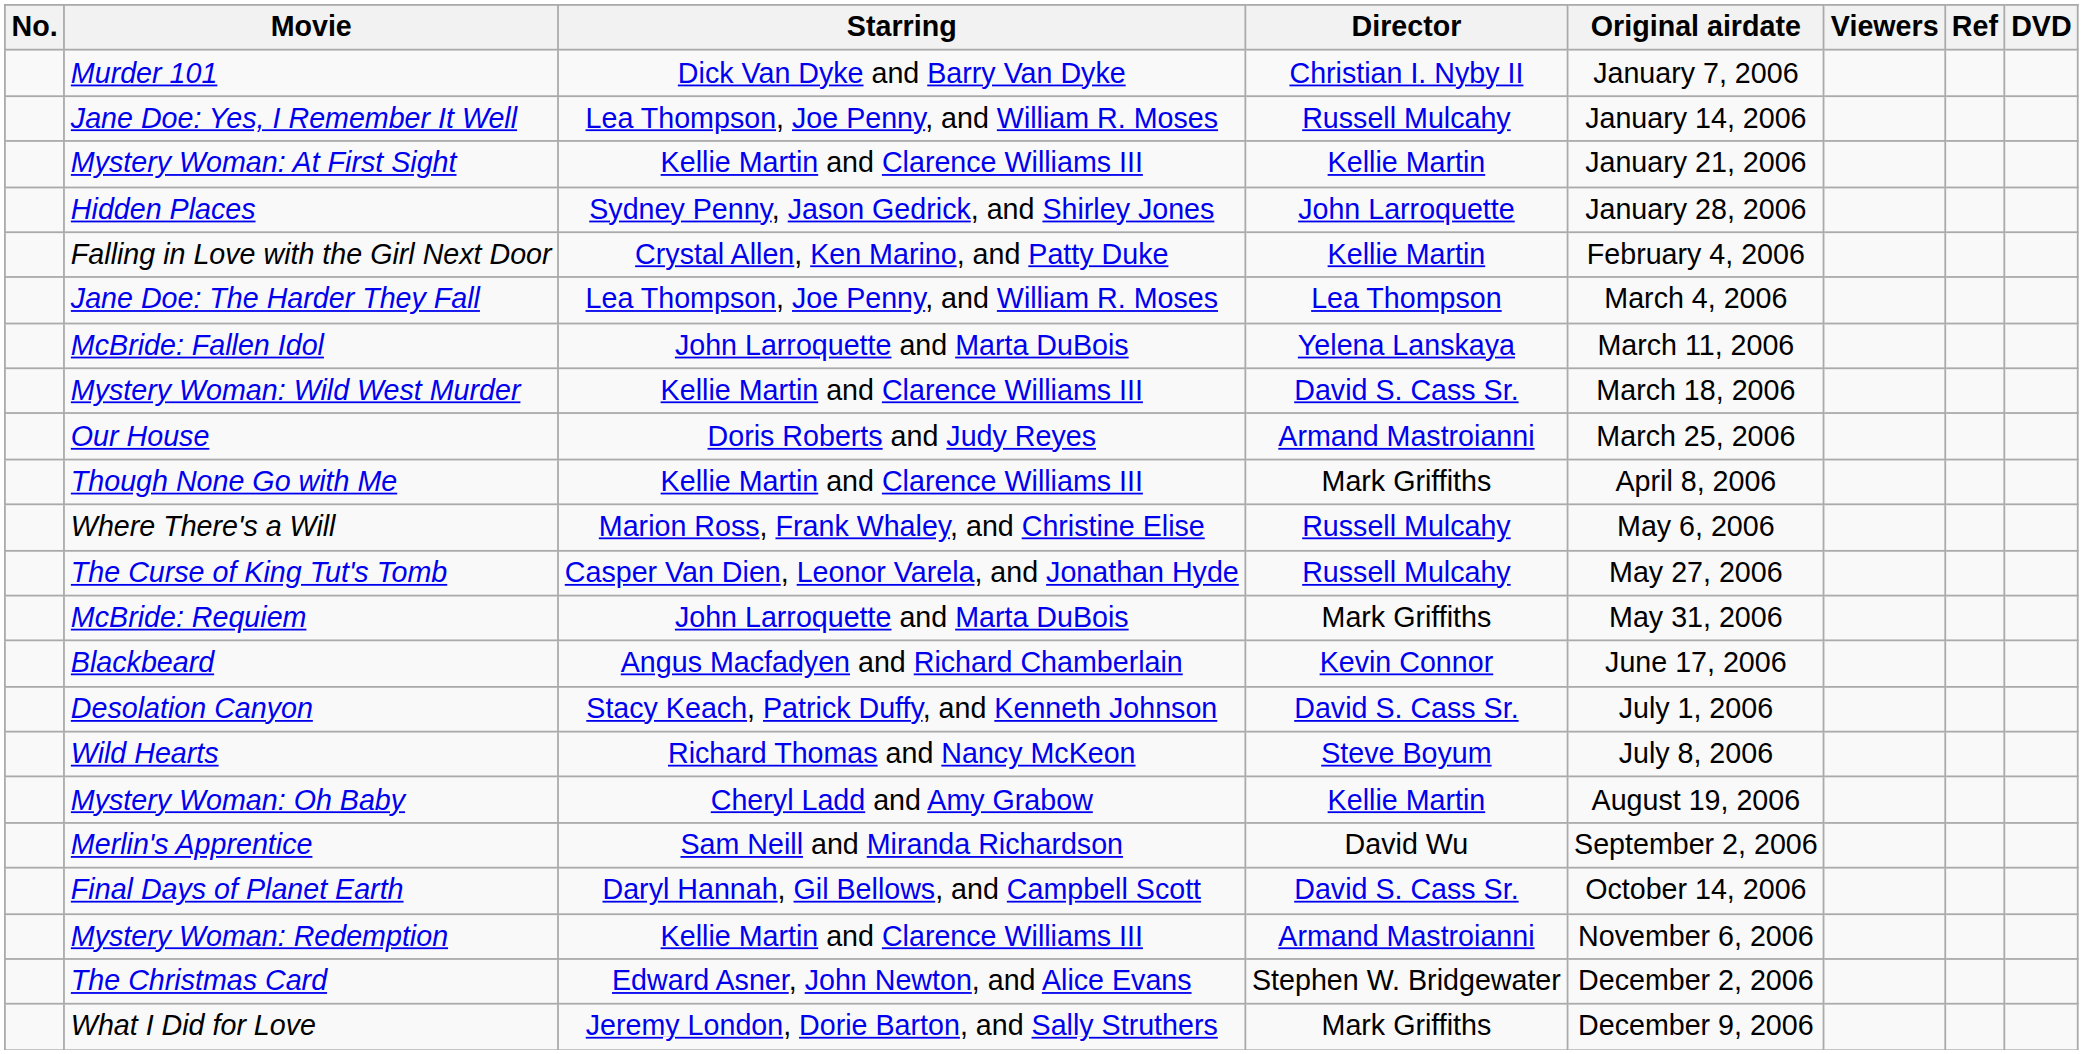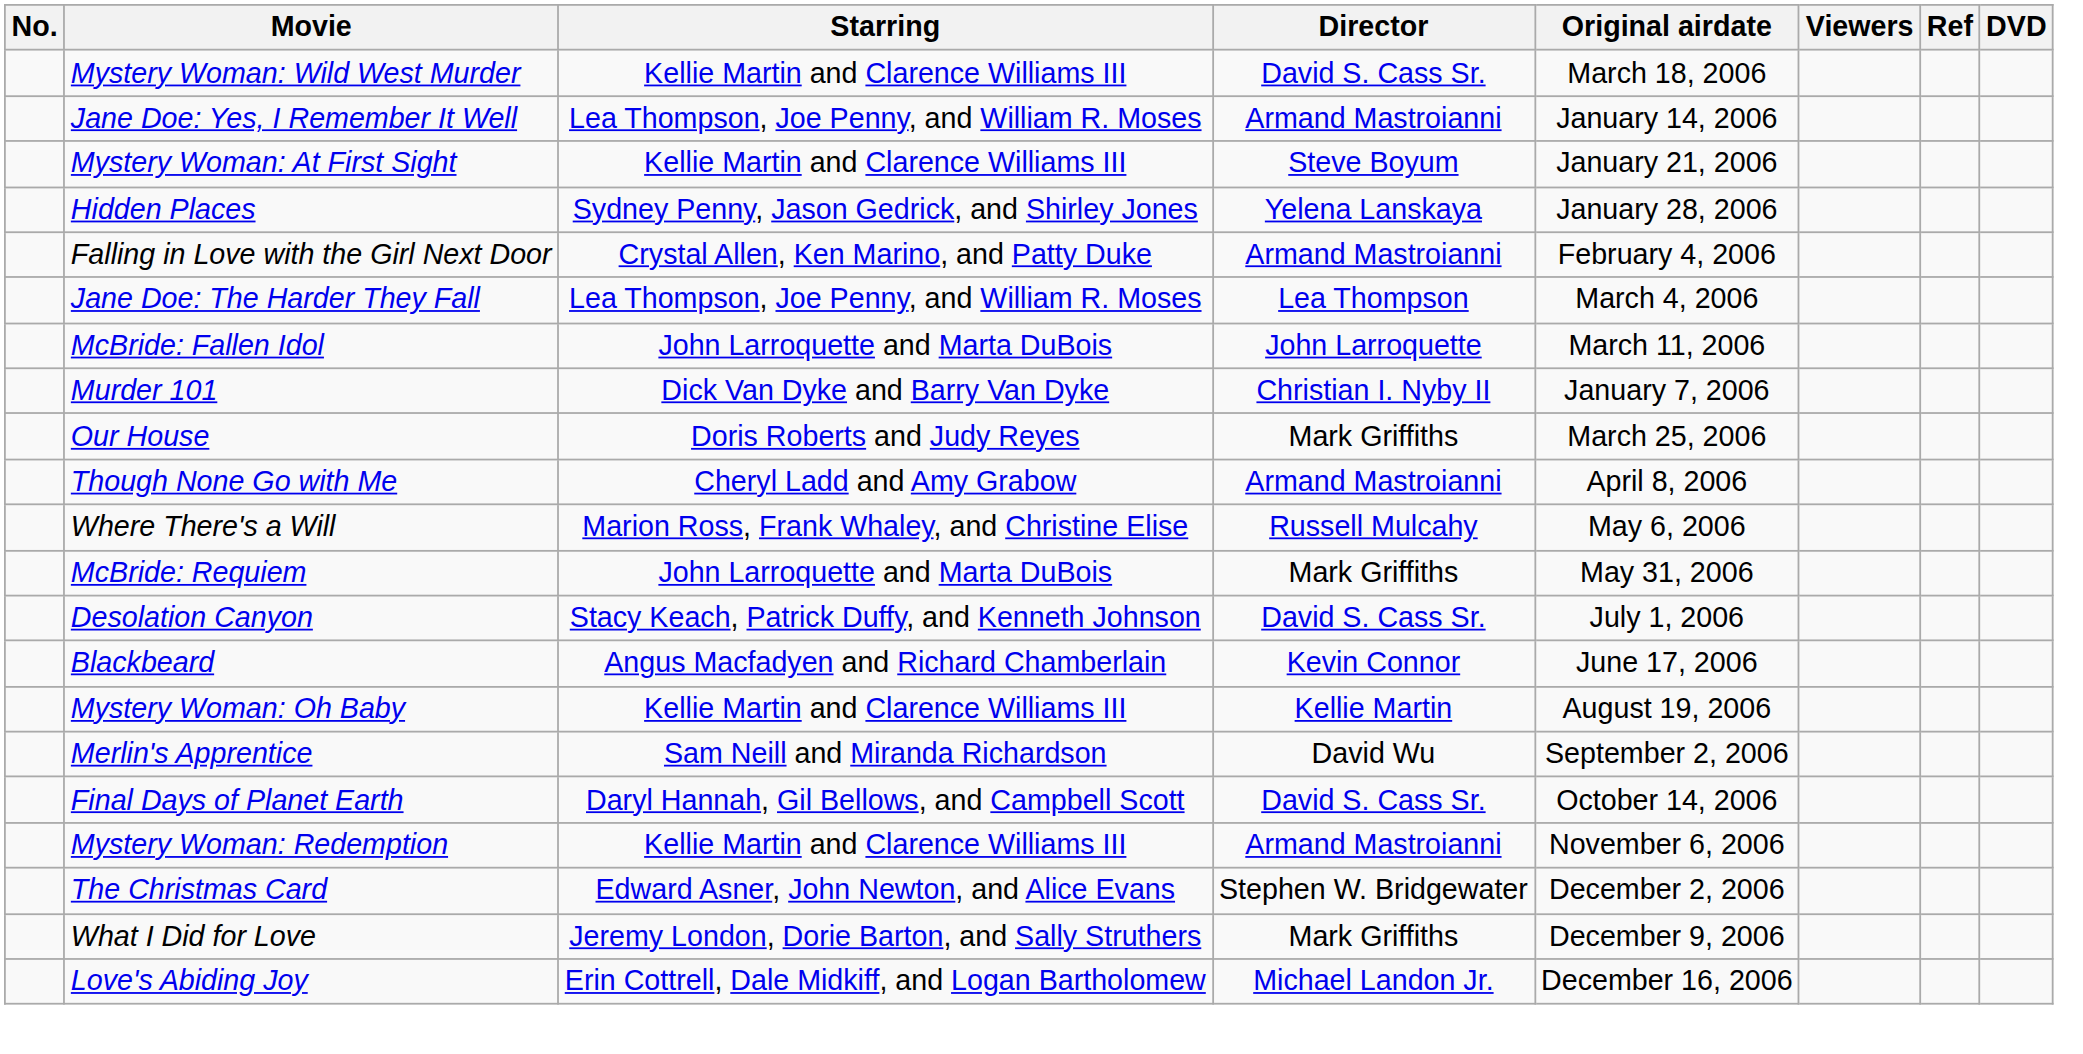rows swapped: (144, 72) <-> (296, 390)
(1406, 118) Russell Mulcahy -> (1373, 118) Armand Mastroianni
(1406, 163) Kellie Martin -> (1373, 163) Steve Boyum
(1406, 208) John Larroquette -> (1373, 208) Yelena Lanskaya
(1406, 254) Kellie Martin -> (1373, 254) Armand Mastroianni
(1406, 345) Yelena Lanskaya -> (1373, 345) John Larroquette
(1406, 436) Armand Mastroianni -> (1373, 436) Mark Griffiths
(902, 481) Kellie Martin and Clarence Williams III -> (885, 481) Cheryl Ladd and Amy Grabow
(1406, 481) Mark Griffiths -> (1373, 481) Armand Mastroianni
- row: (259, 572)
rows swapped: (142, 663) <-> (192, 708)
- row: (145, 753)
(902, 799) Cheryl Ladd and Amy Grabow -> (885, 708) Kellie Martin and Clarence Williams III
+ row: (189, 981)
